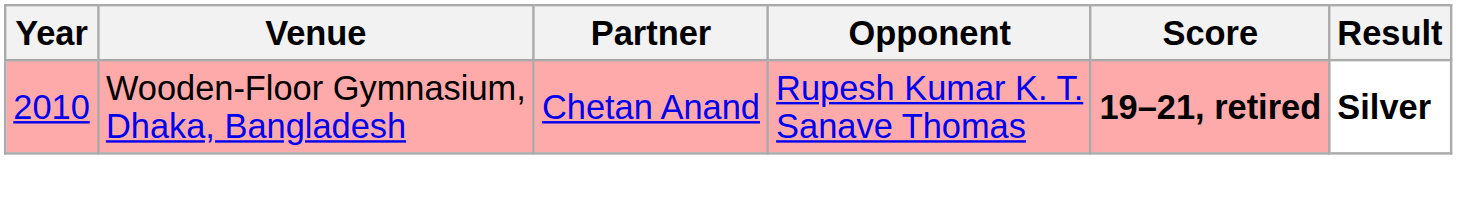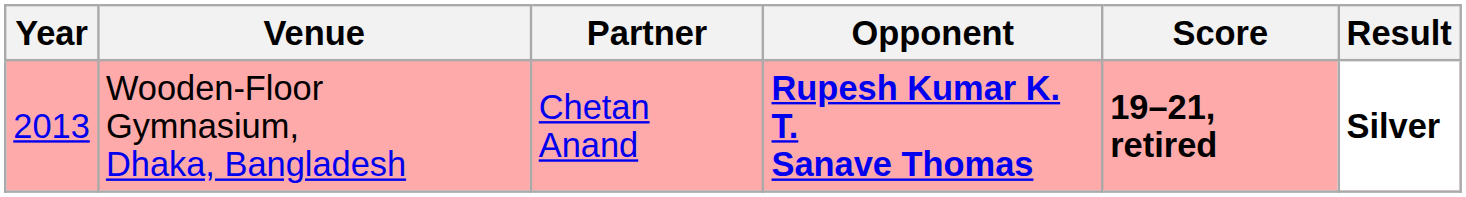(52, 106) 2010 -> (52, 125) 2013
(930, 106) normal -> (916, 125) bold
